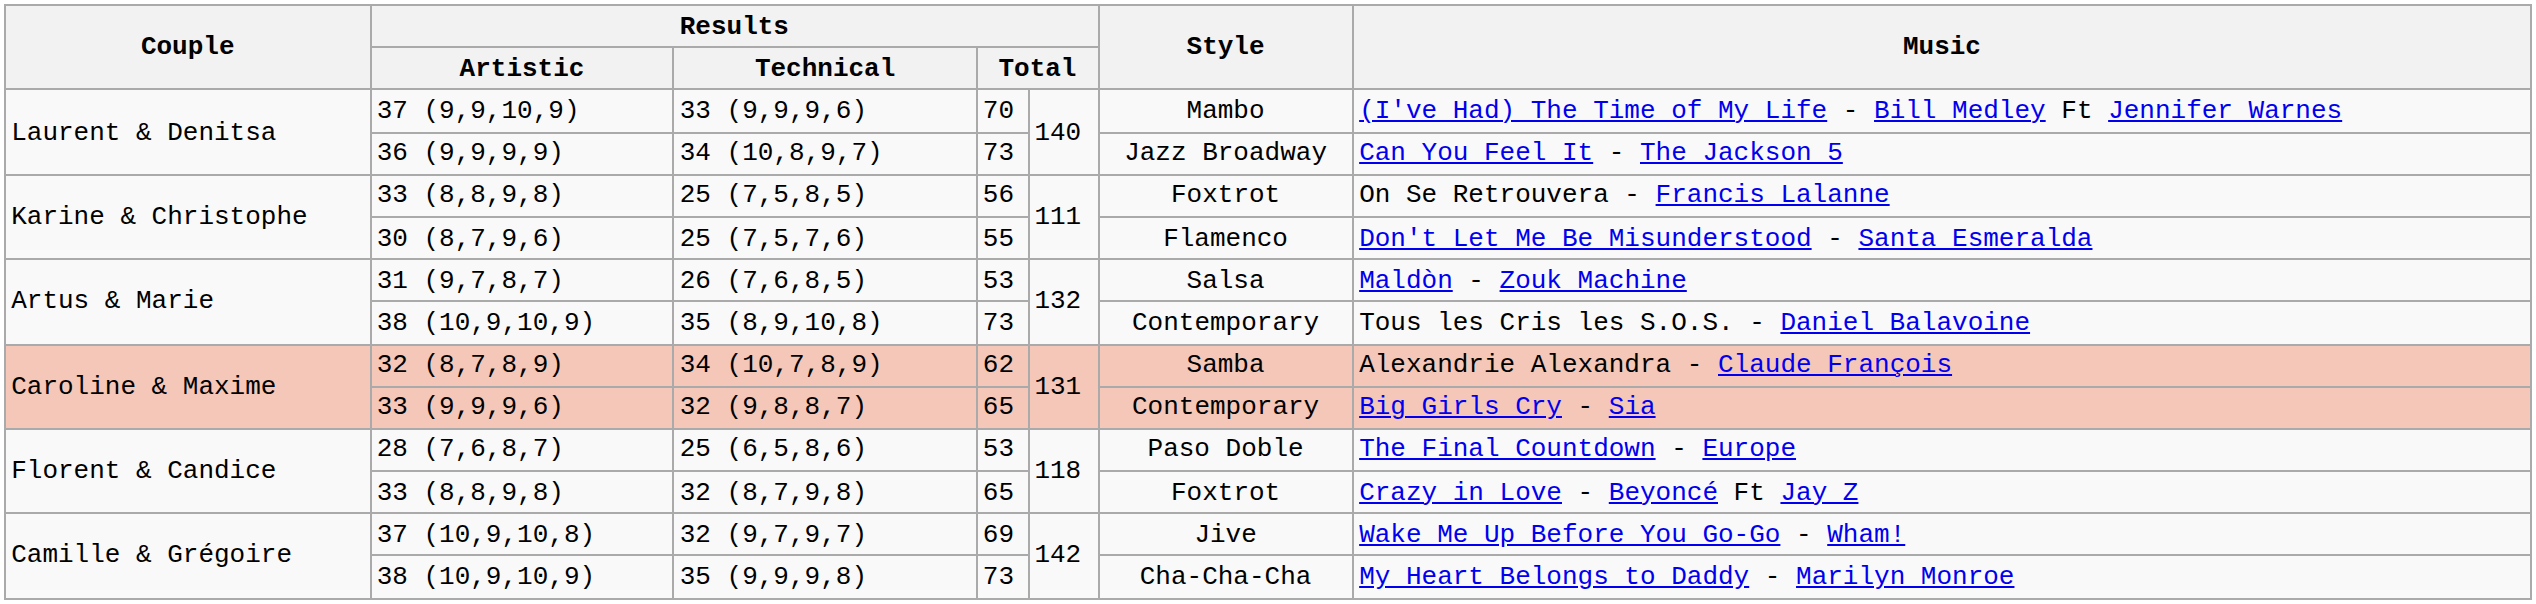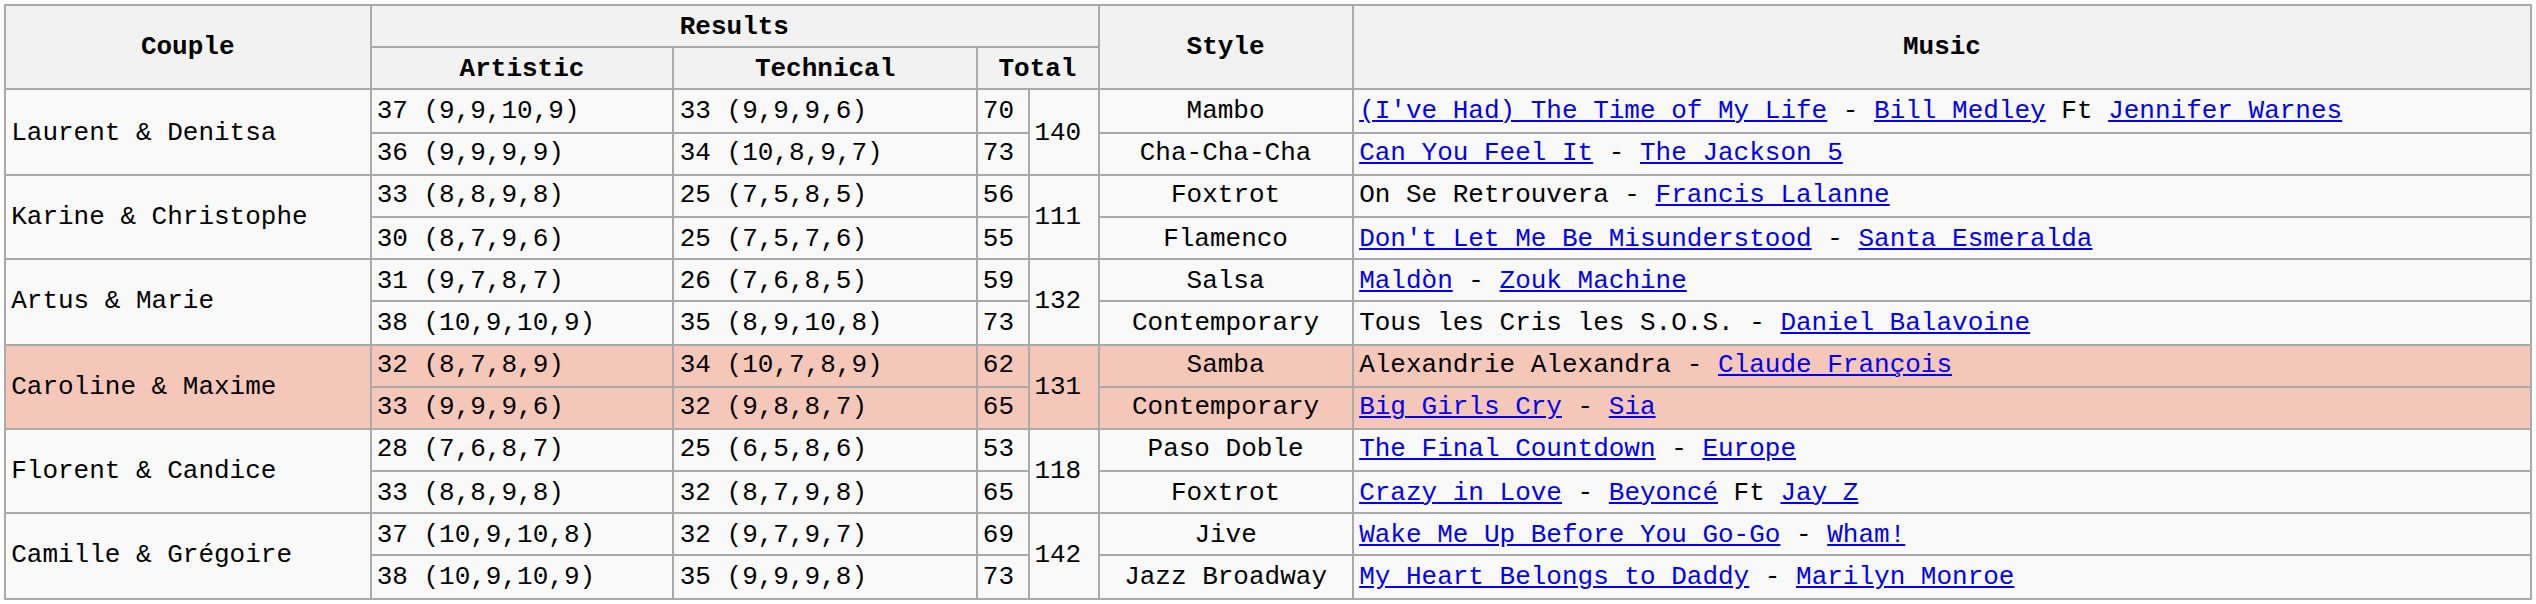(1226, 153) Jazz Broadway -> (1226, 153) Cha-Cha-Cha
(998, 280) 53 -> (998, 280) 59
(1226, 577) Cha-Cha-Cha -> (1226, 577) Jazz Broadway
